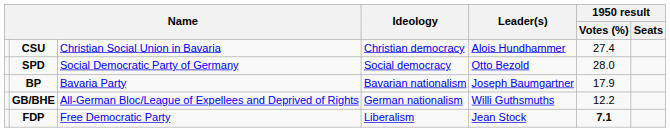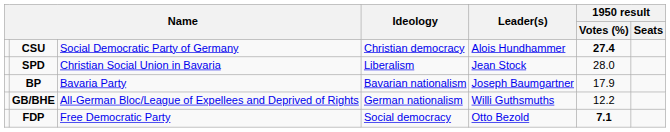(140, 48) Christian Social Union in Bavaria -> (149, 48) Social Democratic Party of Germany
(604, 48) normal -> (604, 48) bold
(149, 65) Social Democratic Party of Germany -> (140, 65) Christian Social Union in Bavaria
(408, 65) Social democracy -> (389, 65) Liberalism
(500, 65) Otto Bezold -> (499, 65) Jean Stock
(389, 118) Liberalism -> (408, 118) Social democracy
(499, 118) Jean Stock -> (500, 118) Otto Bezold
